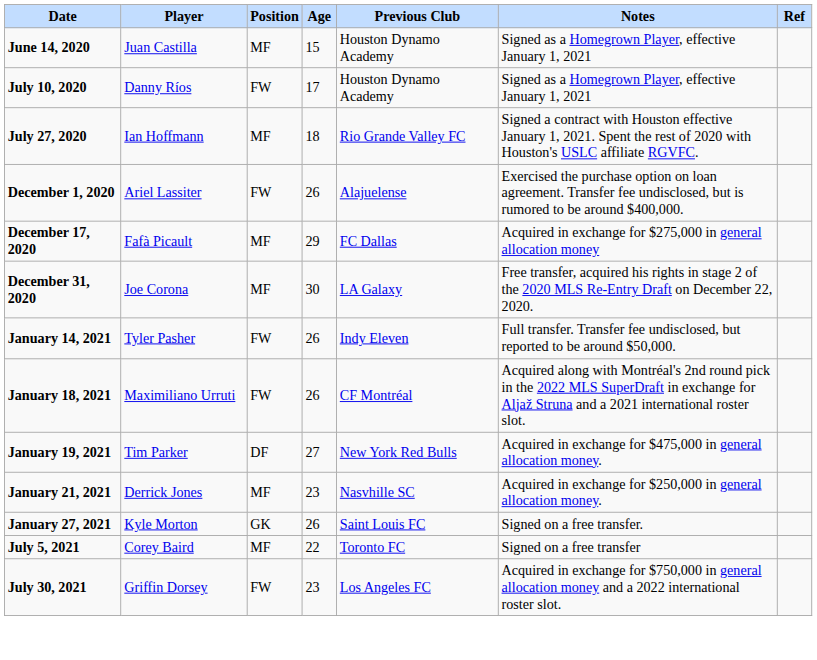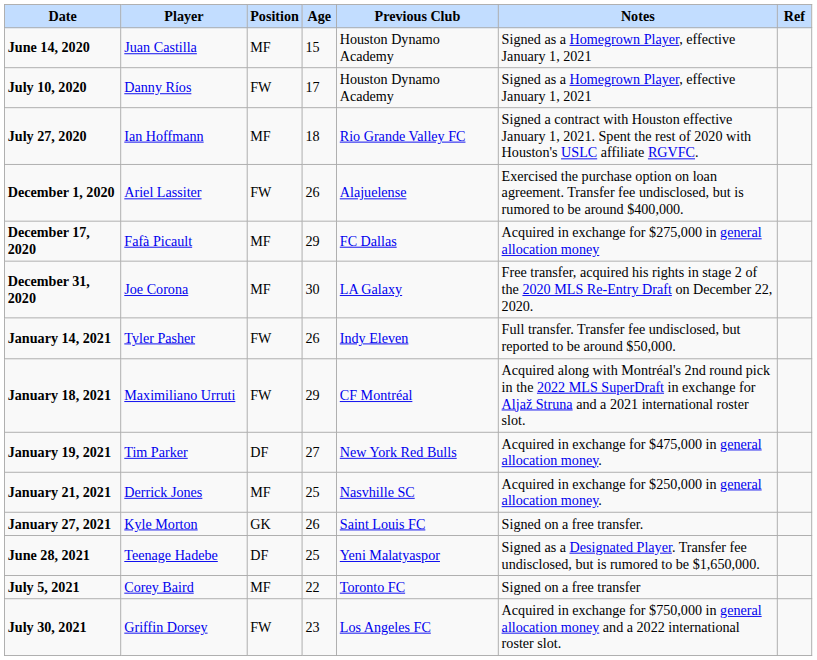(313, 395) 26 -> (313, 395) 29
(313, 492) 23 -> (313, 492) 25
+ row: (49, 555)
